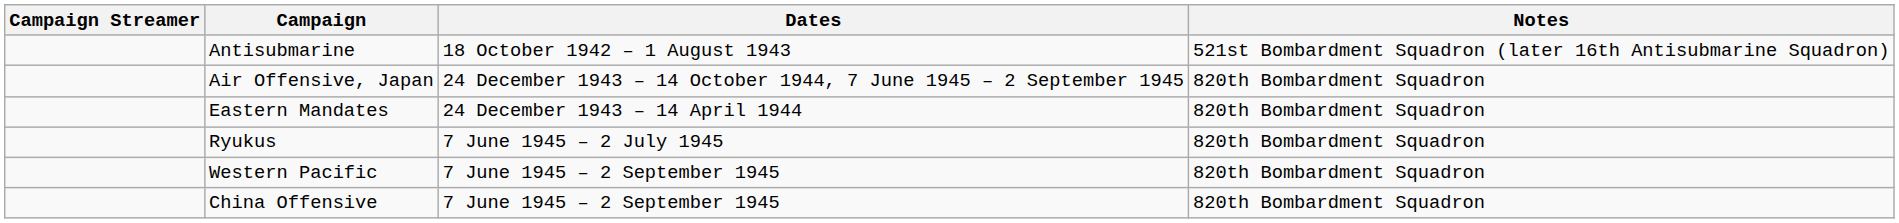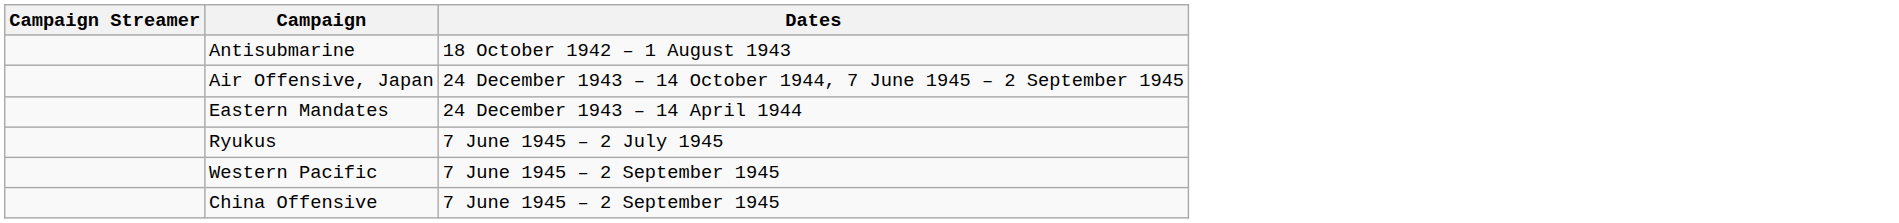- column: (1541, 20)
